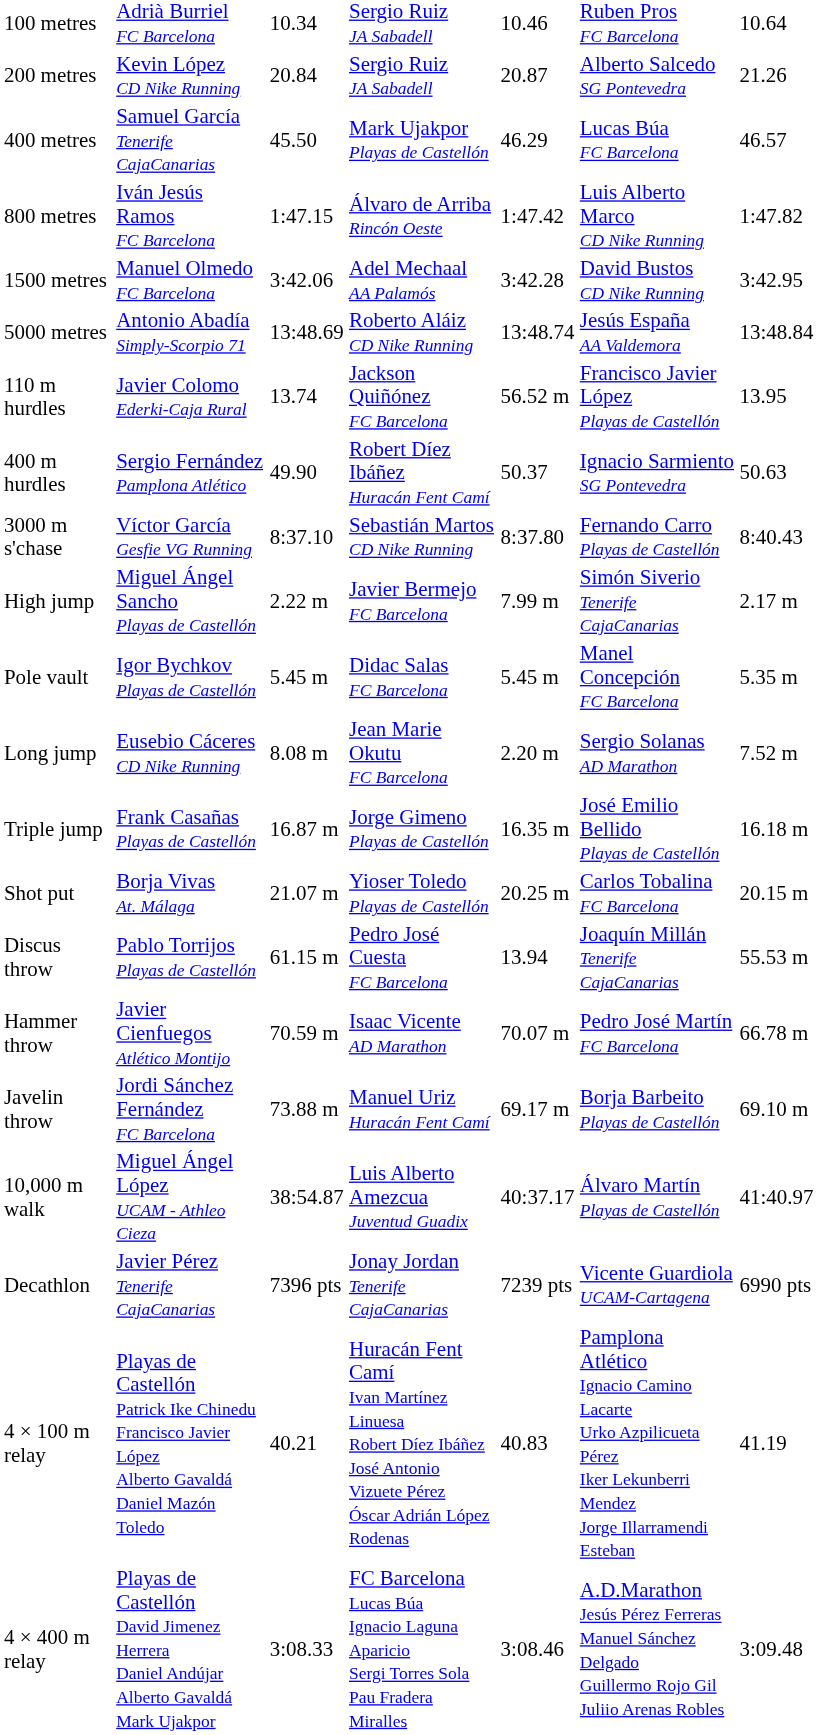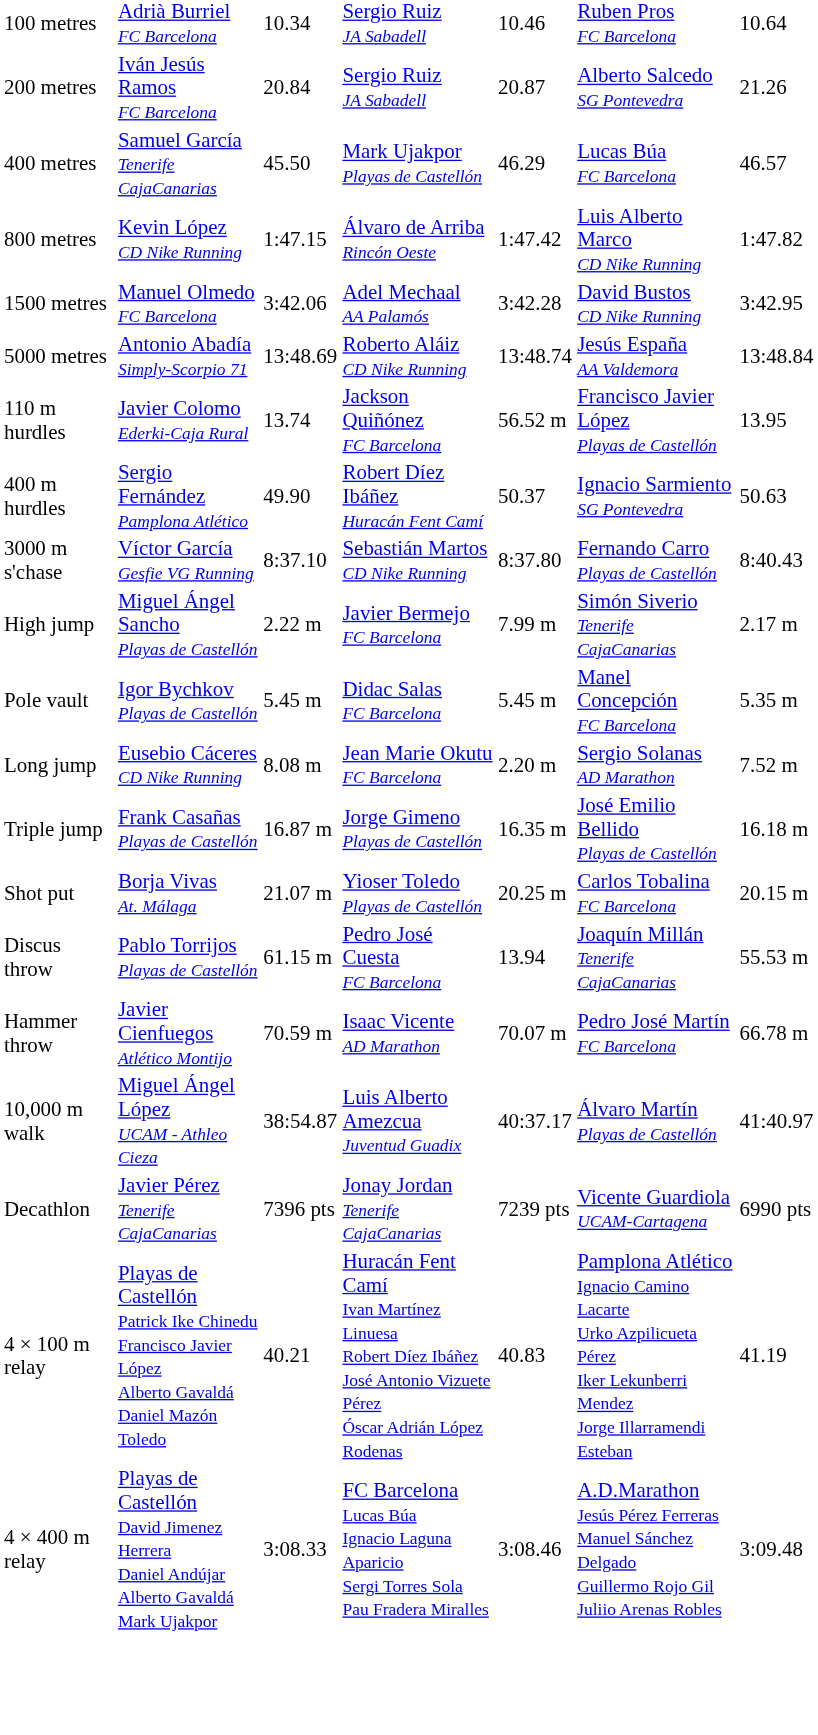(178, 75) Kevin López CD Nike Running -> (167, 87) Iván Jesús Ramos FC Barcelona
(166, 215) Iván Jesús Ramos FC Barcelona -> (180, 239) Kevin López CD Nike Running
- row: (34, 1109)
